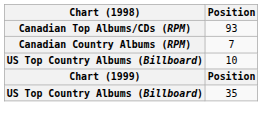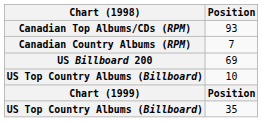+ row: (232, 61)
